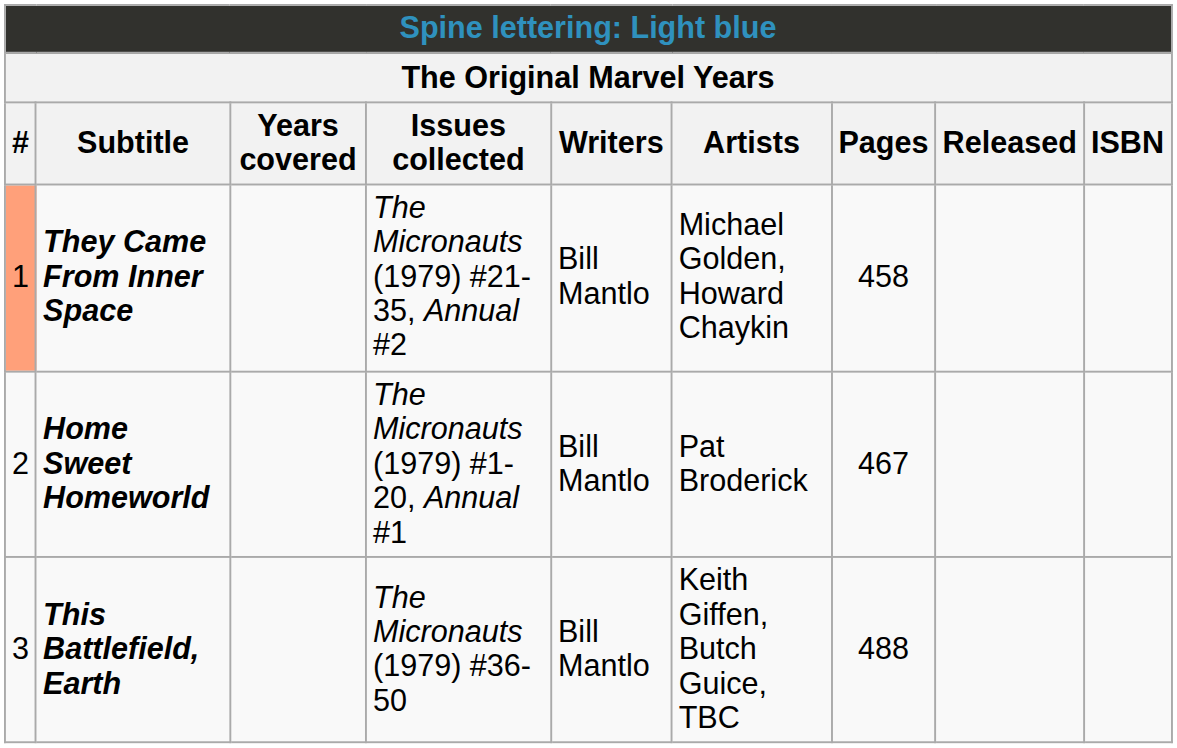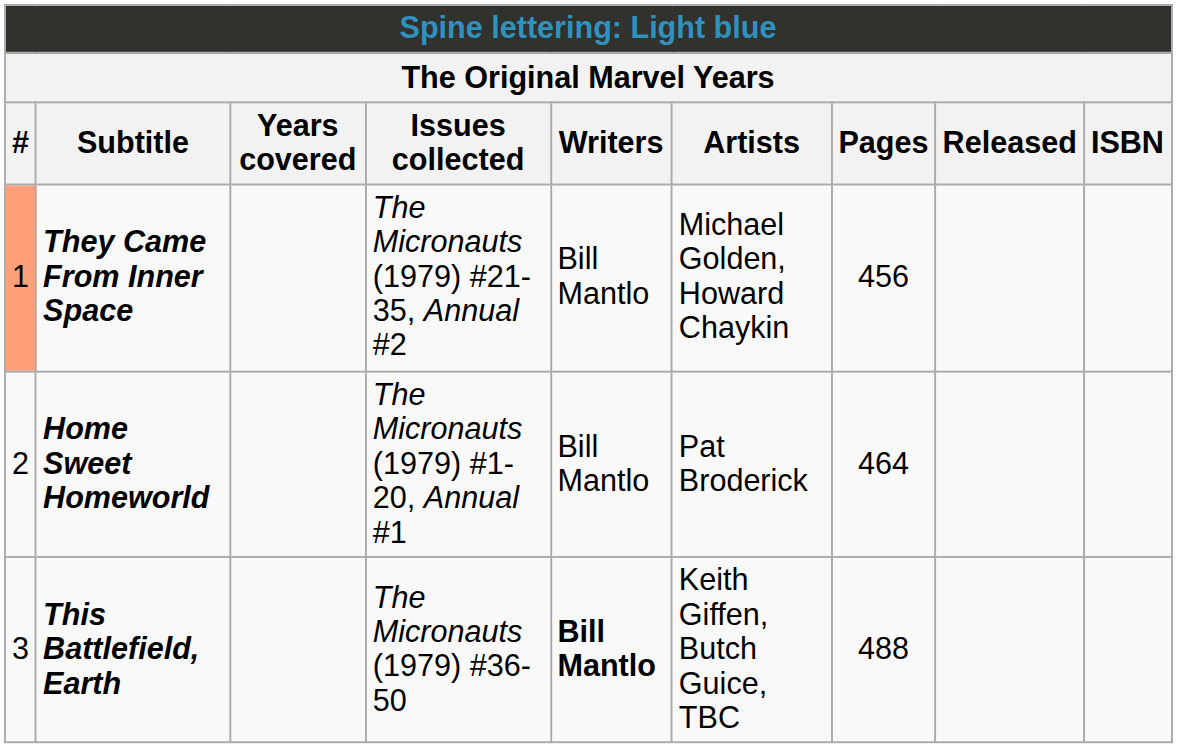(884, 277) 458 -> (883, 277) 456
(884, 463) 467 -> (883, 463) 464
(604, 649) normal -> (607, 649) bold
